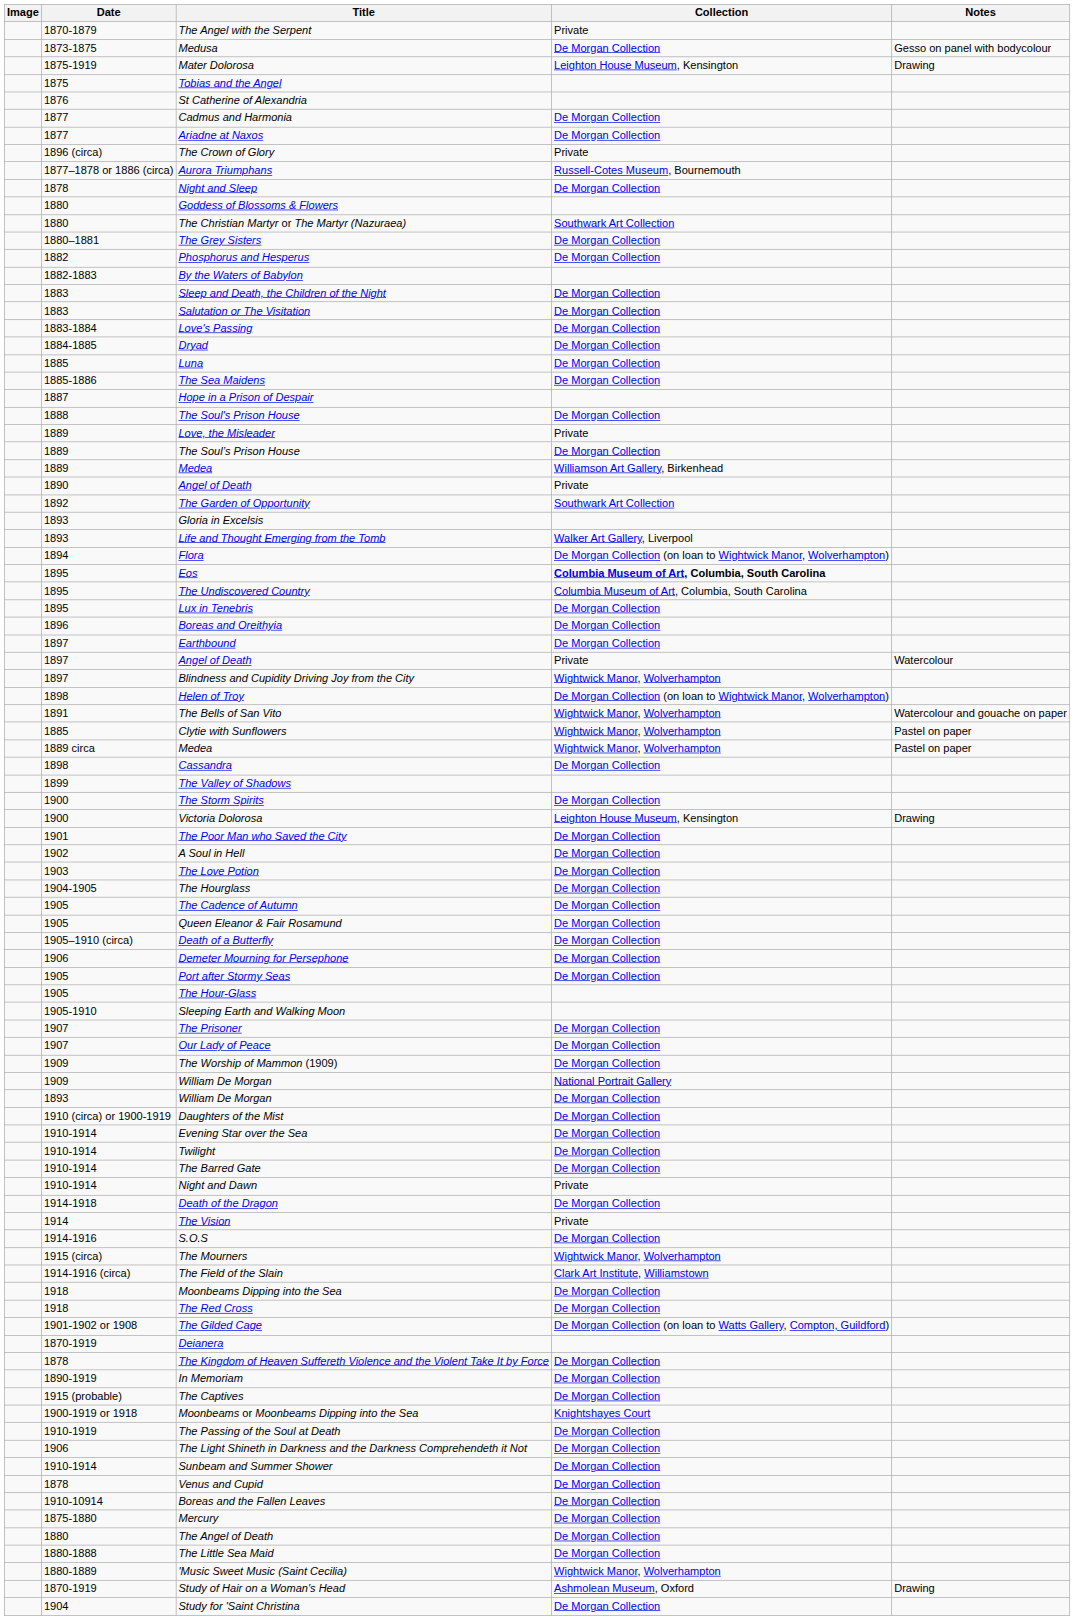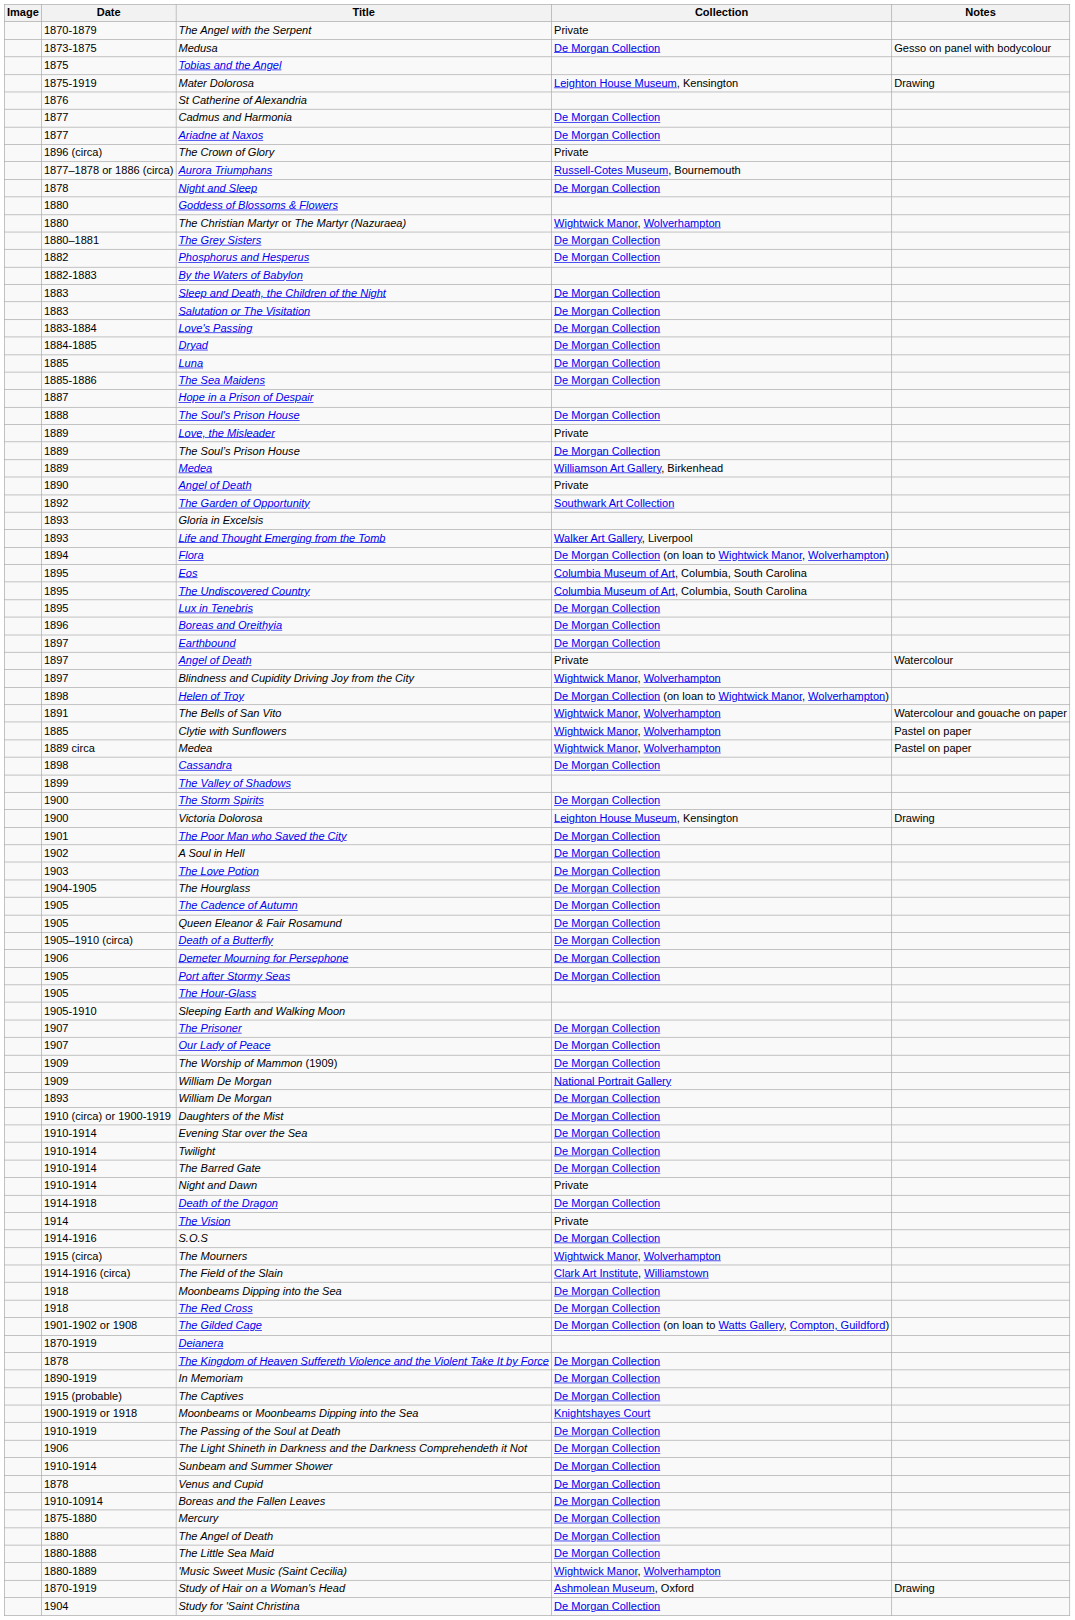rows swapped: (56, 83) <-> (70, 65)
(614, 223) Southwark Art Collection -> (637, 223) Wightwick Manor, Wolverhampton
(690, 573) bold -> (680, 573) normal
